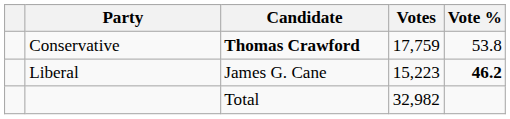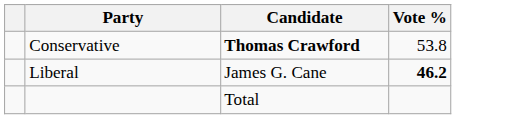- column: (416, 18)
